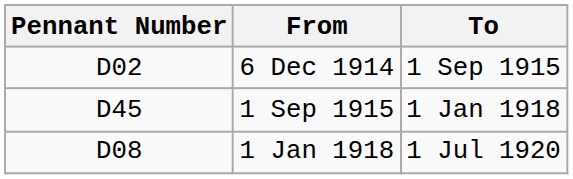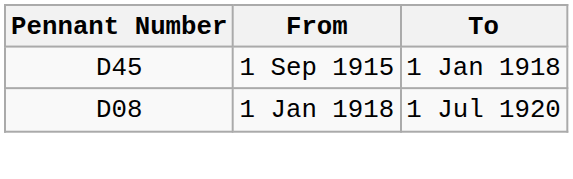- row: (317, 68)
